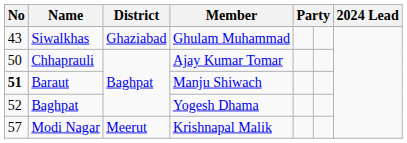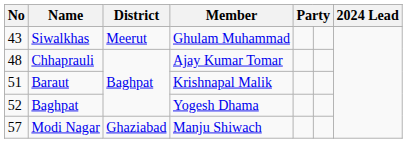(136, 37) Ghaziabad -> (127, 37) Meerut
(15, 60) 50 -> (15, 60) 48
(15, 82) bold -> (15, 82) normal
(217, 82) Manju Shiwach -> (222, 82) Krishnapal Malik
(127, 127) Meerut -> (136, 127) Ghaziabad
(222, 127) Krishnapal Malik -> (217, 127) Manju Shiwach
